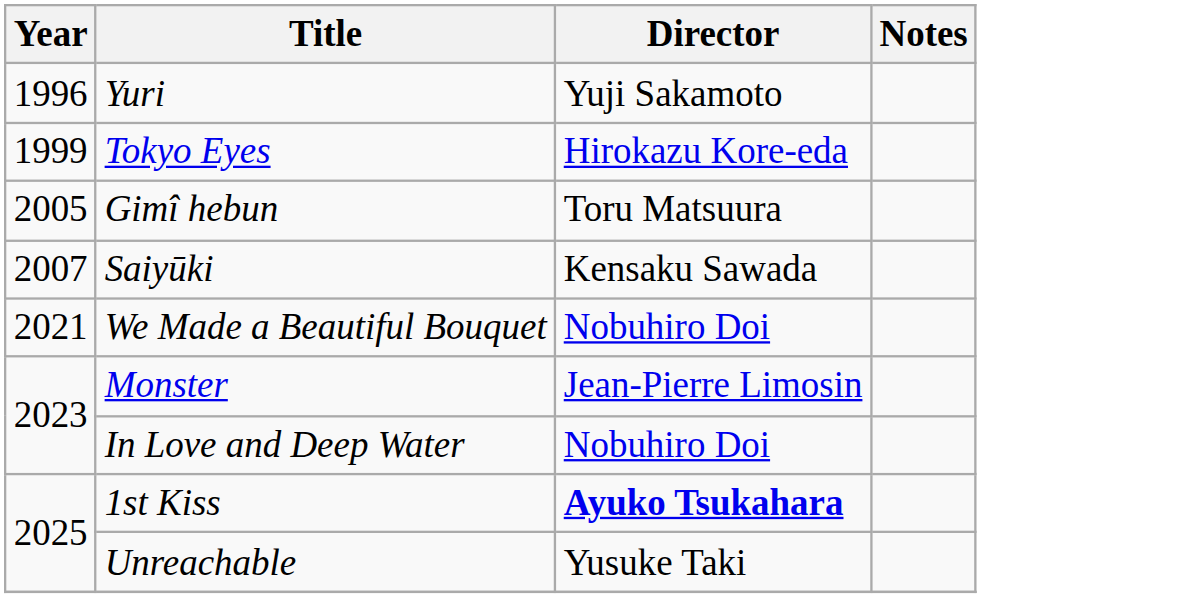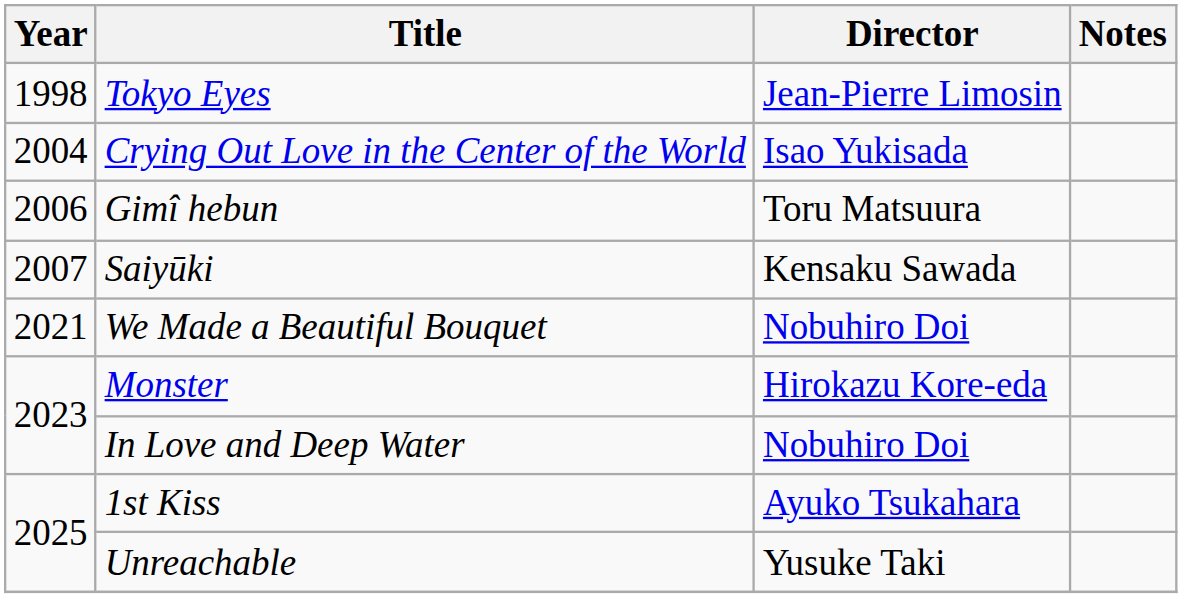- row: (135, 92)
(51, 151) 1999 -> (51, 92) 1998
(706, 151) Hirokazu Kore-eda -> (912, 92) Jean-Pierre Limosin
+ row: (425, 151)
(51, 209) 2005 -> (51, 209) 2006
(713, 385) Jean-Pierre Limosin -> (905, 385) Hirokazu Kore-eda
(704, 502) bold -> (892, 502) normal
